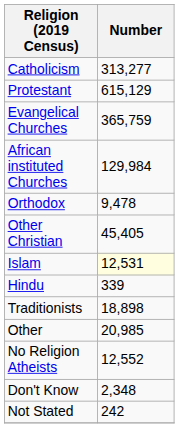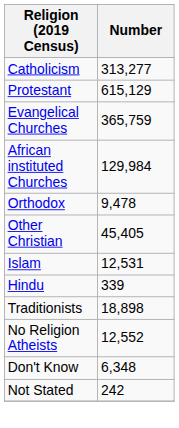(122, 264) lightyellow background -> (122, 264) no background
- row: (25, 330)
(118, 390) 2,348 -> (118, 367) 6,348
